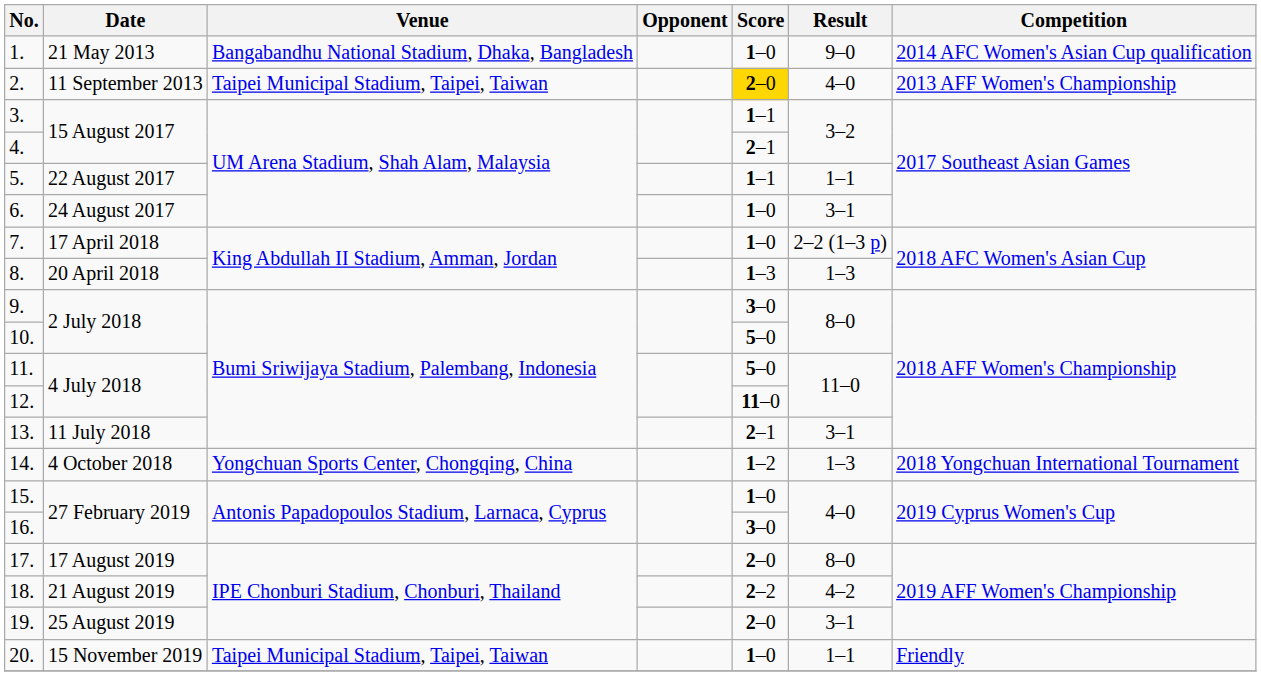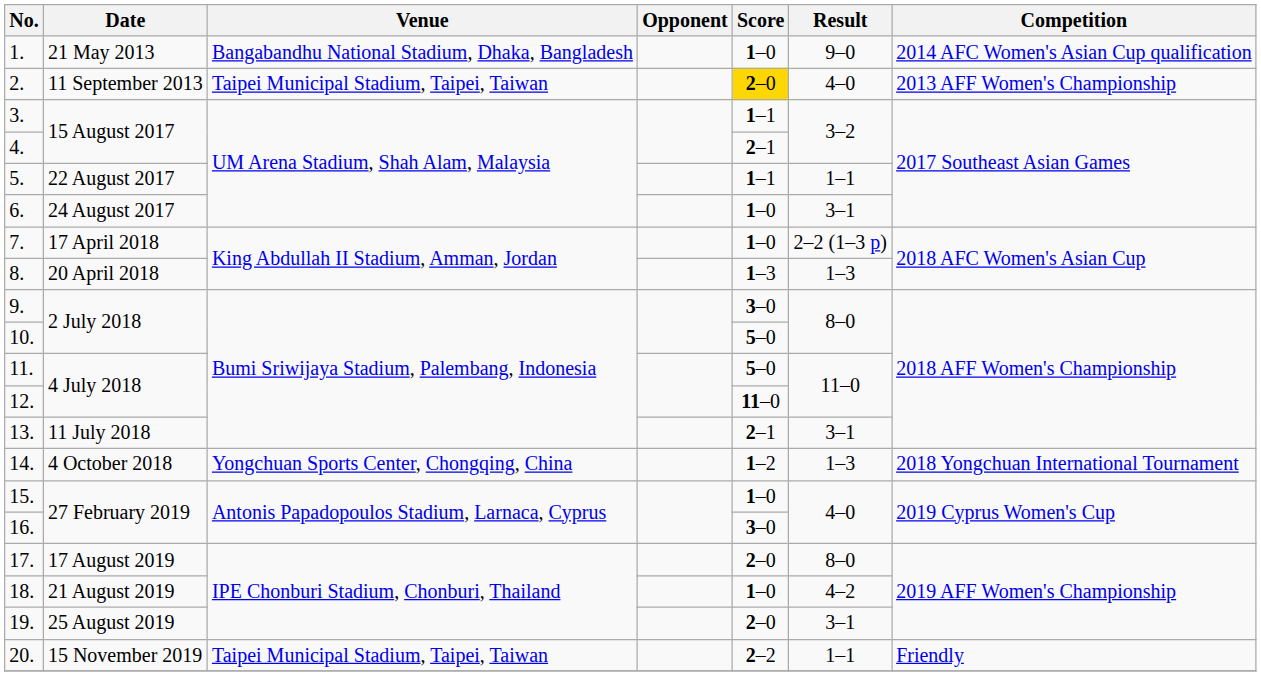(761, 591) 2–2 -> (761, 591) 1–0
(761, 654) 1–0 -> (761, 654) 2–2
